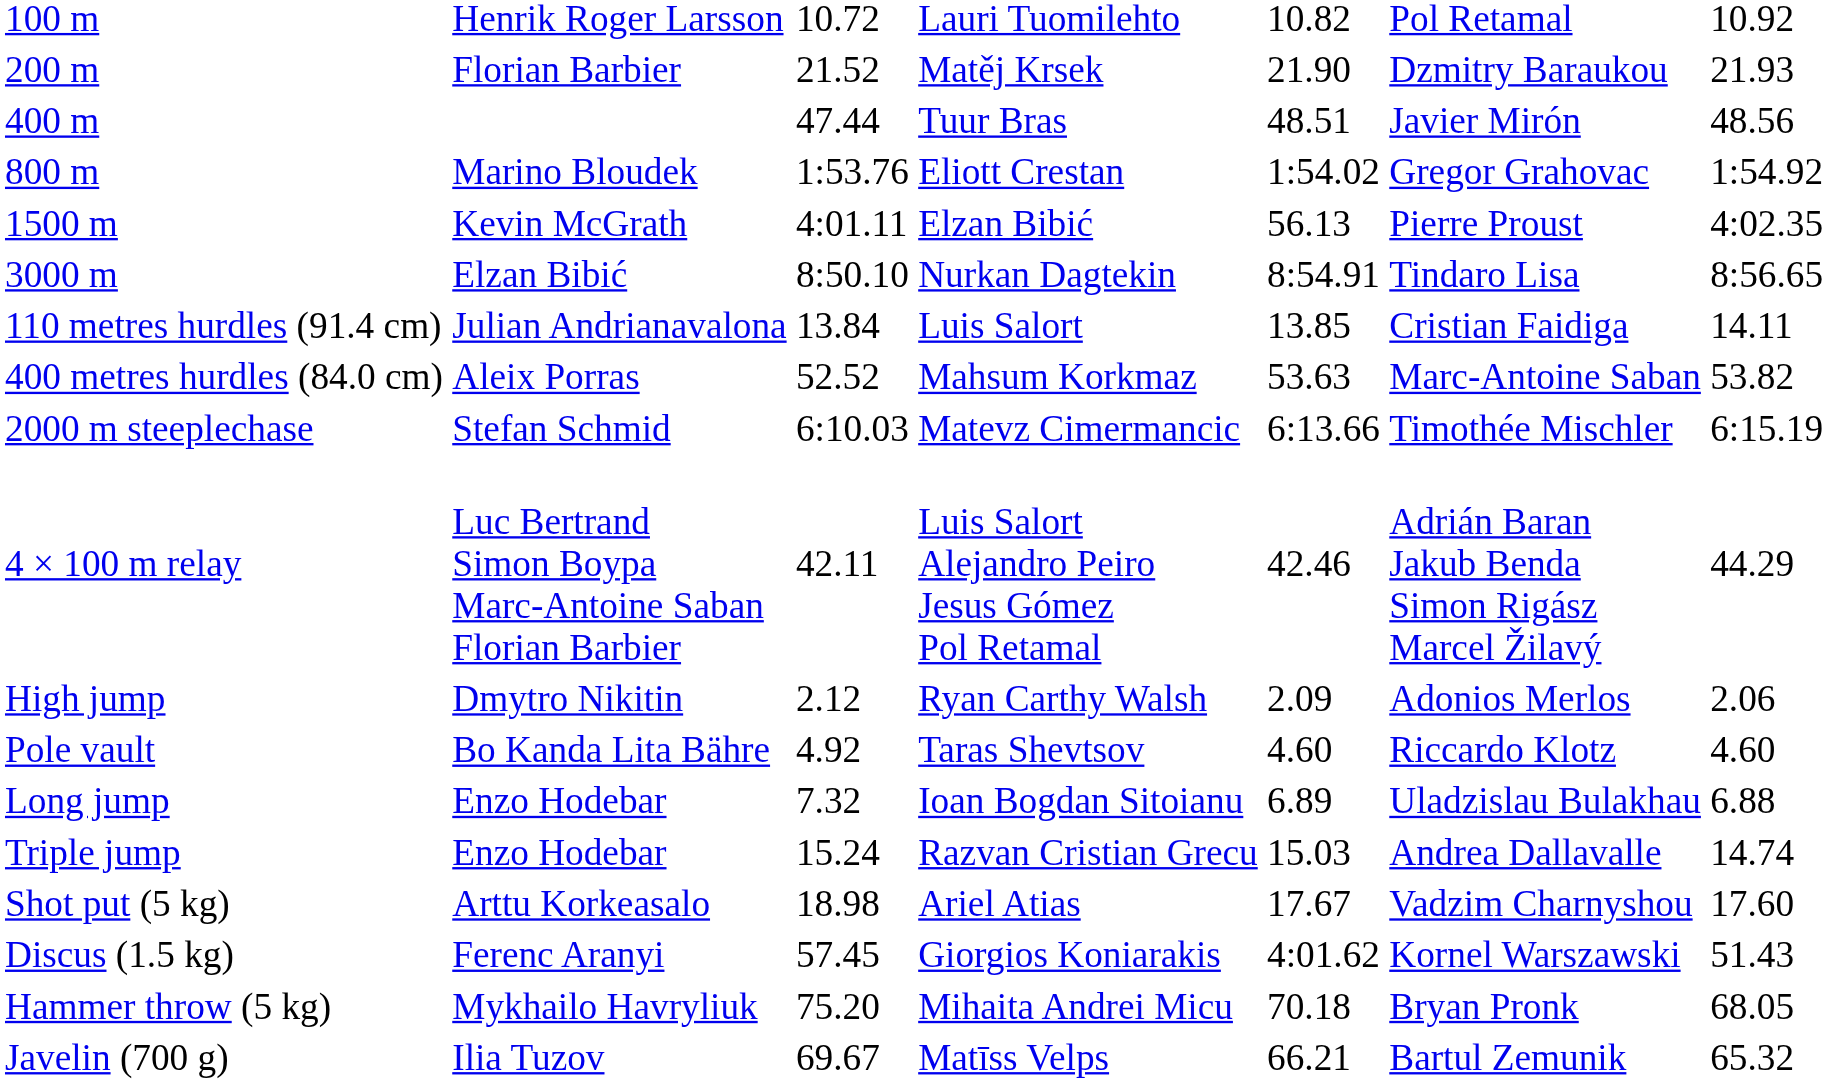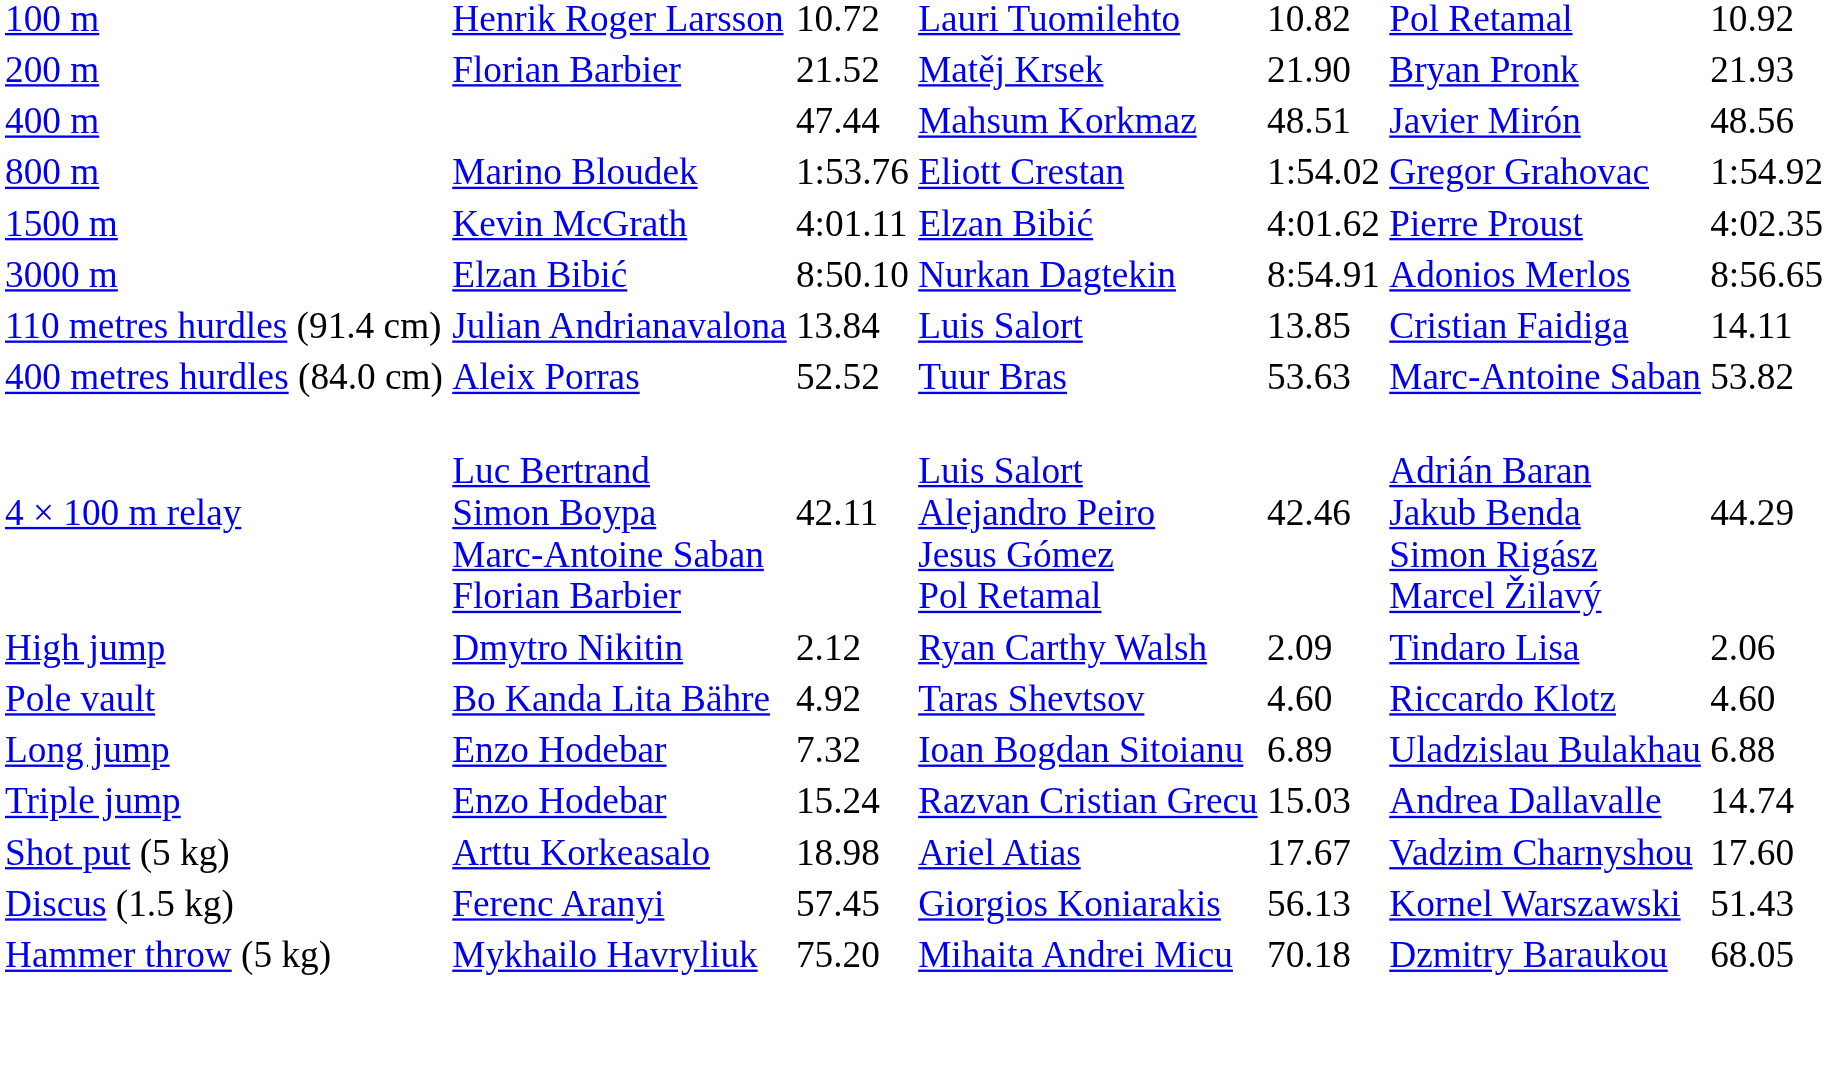(1529, 69) Dzmitry Baraukou -> (1484, 69) Bryan Pronk
(993, 120) Tuur Bras -> (1057, 120) Mahsum Korkmaz
(1309, 223) 56.13 -> (1323, 223) 4:01.62
(1484, 274) Tindaro Lisa -> (1510, 274) Adonios Merlos
(1057, 377) Mahsum Korkmaz -> (993, 377) Tuur Bras
- row: (159, 428)
(1510, 698) Adonios Merlos -> (1484, 647) Tindaro Lisa
(1323, 954) 4:01.62 -> (1309, 903) 56.13
(1484, 1006) Bryan Pronk -> (1529, 954) Dzmitry Baraukou
- row: (117, 1057)
